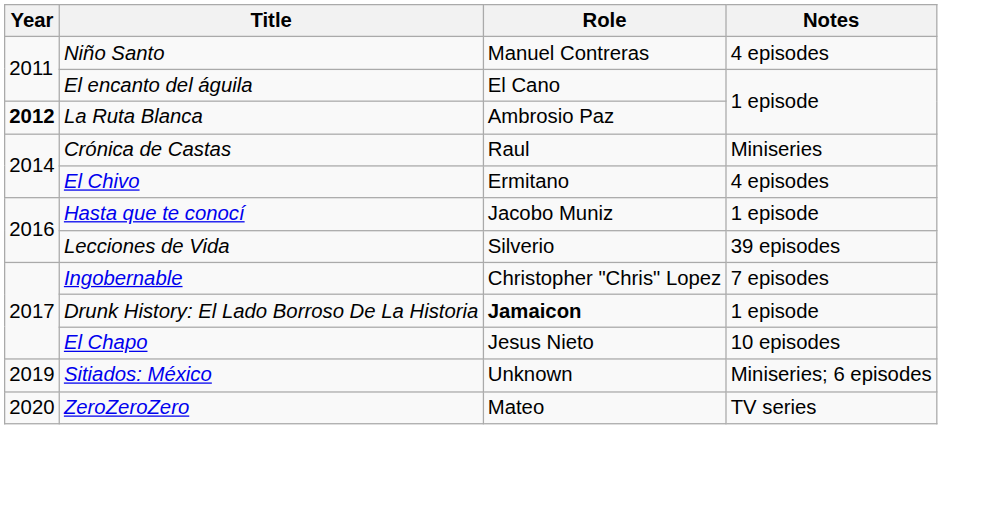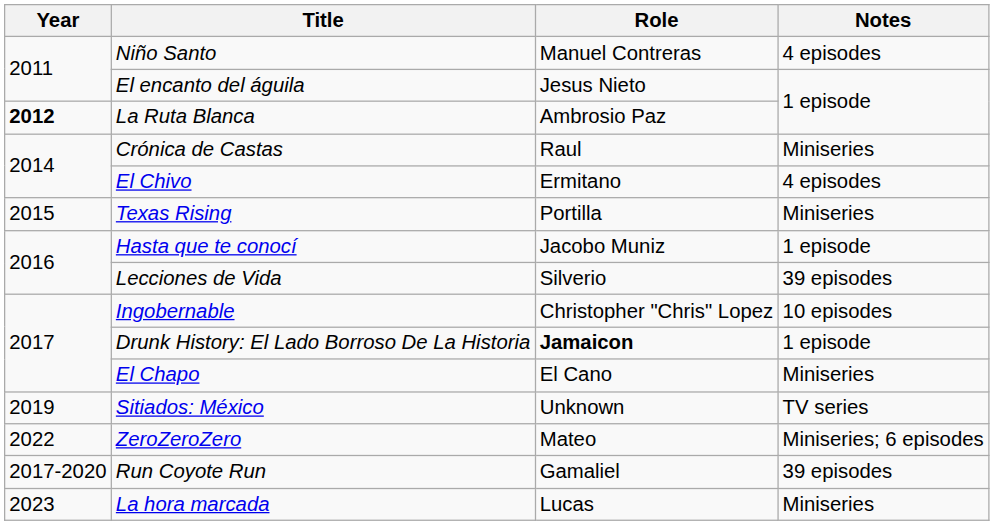(524, 85) El Cano -> (593, 85) Jesus Nieto
+ row: (174, 213)
(780, 278) 7 episodes -> (837, 310) 10 episodes
(541, 342) Jesus Nieto -> (576, 375) El Cano
(785, 342) 10 episodes -> (828, 375) Miniseries
(831, 375) Miniseries; 6 episodes -> (826, 407) TV series
(32, 407) 2020 -> (32, 439) 2022
(774, 407) TV series -> (883, 439) Miniseries; 6 episodes
+ row: (191, 471)
+ row: (193, 504)
